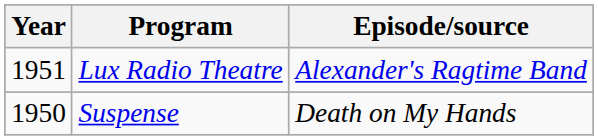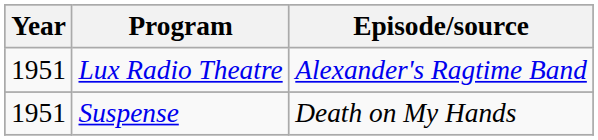(39, 112) 1950 -> (39, 112) 1951
